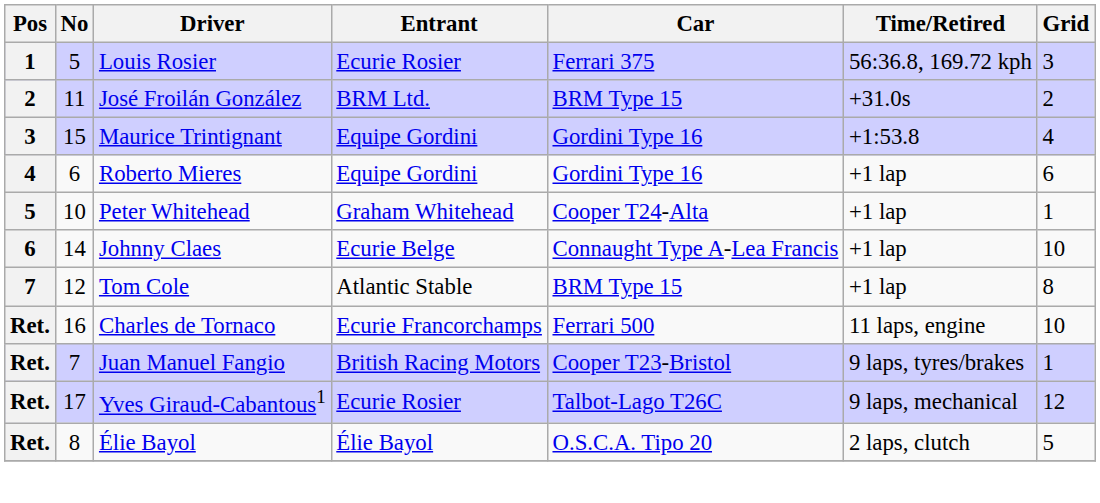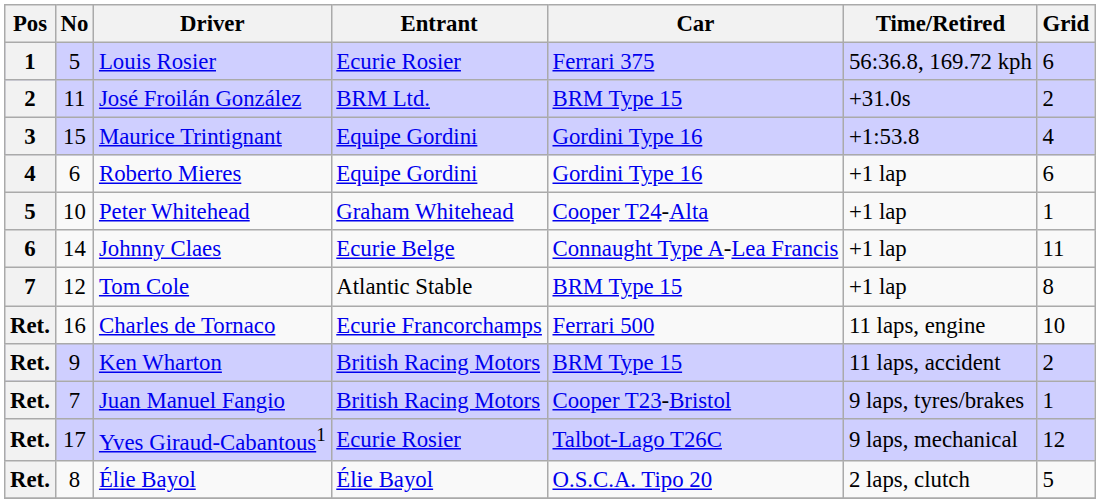(1048, 61) 3 -> (1048, 61) 6
(1054, 249) 10 -> (1053, 249) 11
+ row: (160, 361)
